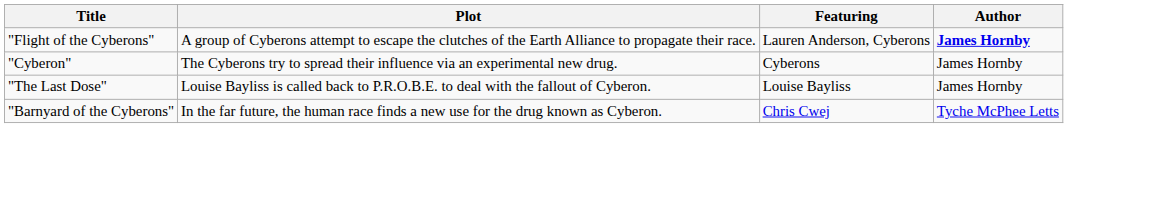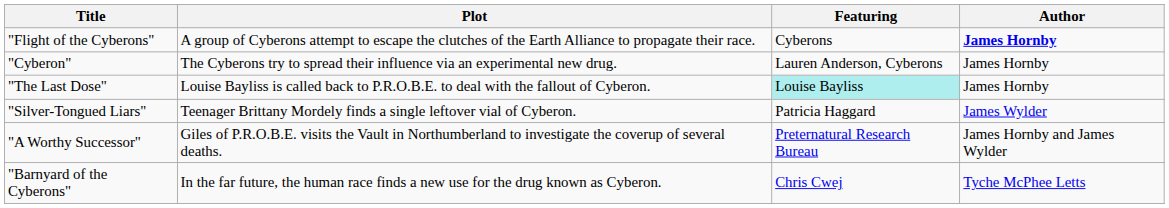(846, 39) Lauren Anderson, Cyberons -> (804, 39) Cyberons
(791, 63) Cyberons -> (859, 63) Lauren Anderson, Cyberons
(807, 87) no background -> (819, 87) paleturquoise background
+ row: (77, 110)
+ row: (74, 142)
